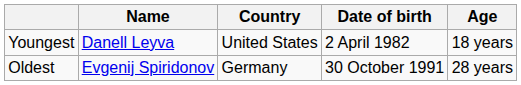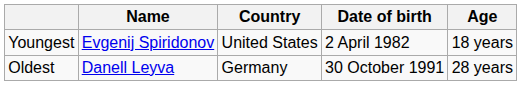(128, 42) Danell Leyva -> (148, 42) Evgenij Spiridonov
(148, 67) Evgenij Spiridonov -> (128, 67) Danell Leyva
